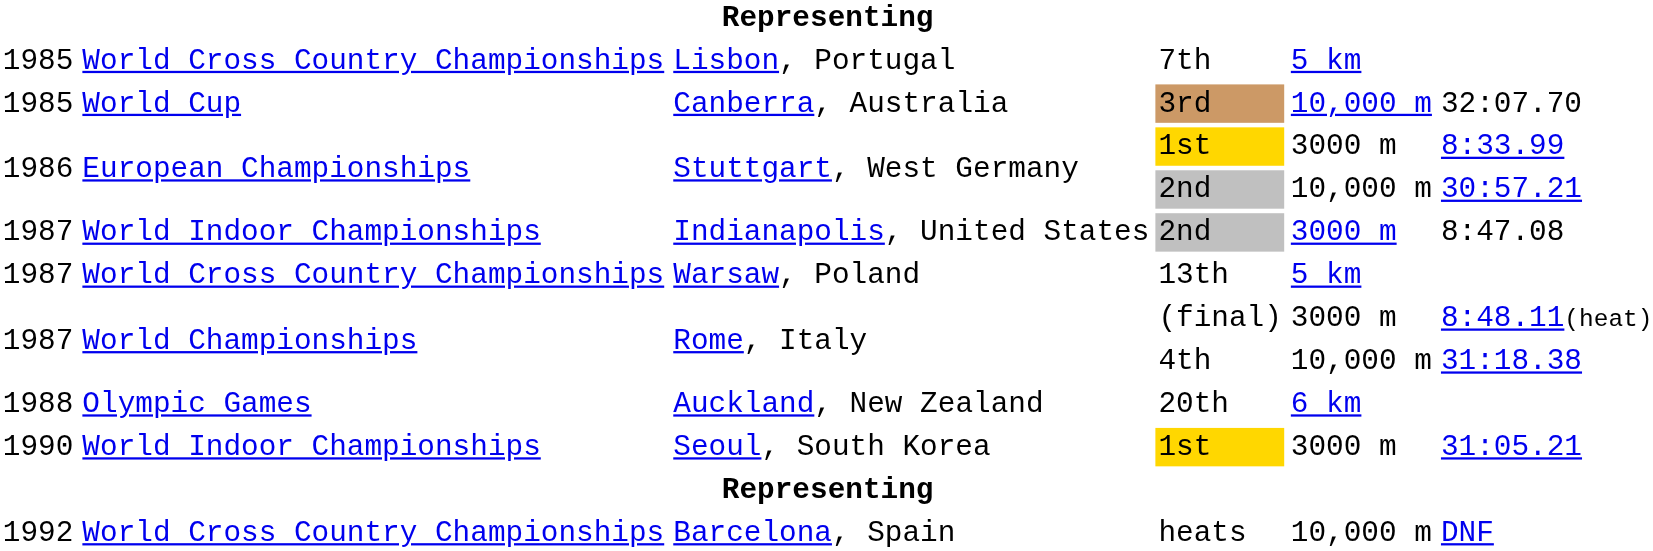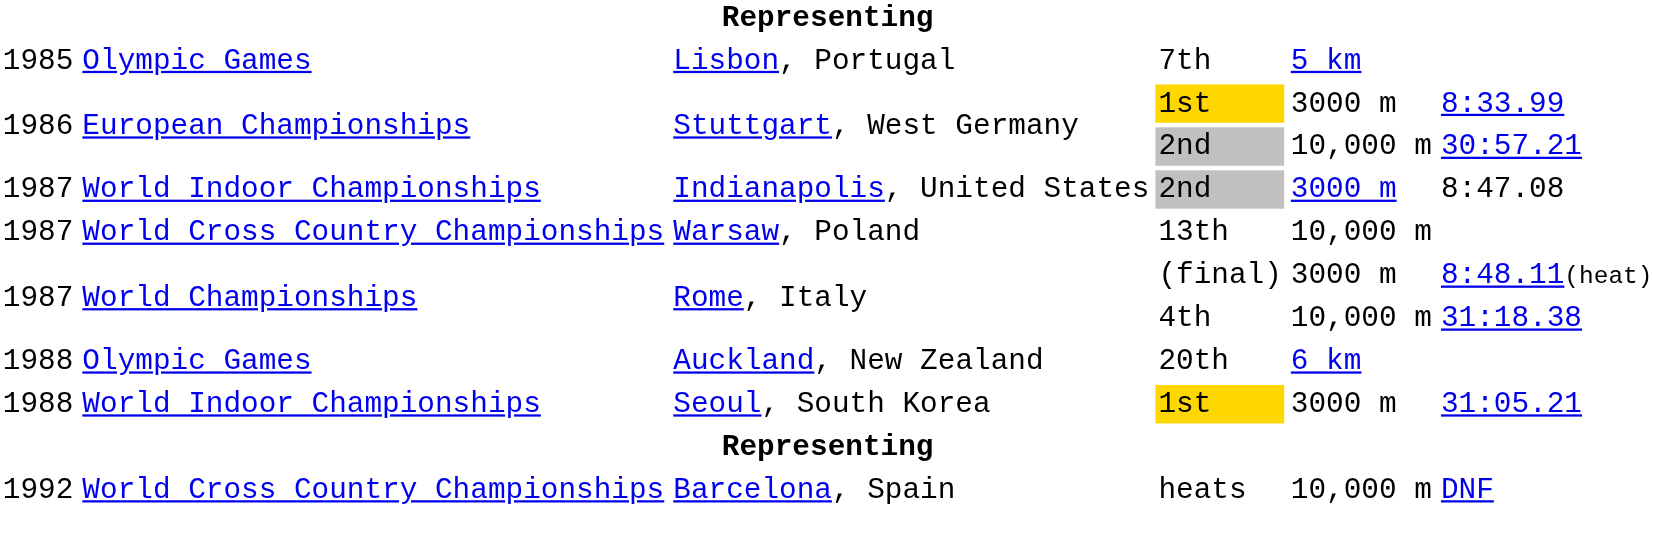(373, 61) World Cross Country Championships -> (197, 61) Olympic Games
- row: (841, 104)
(1326, 275) 5 km -> (1361, 232) 10,000 m
(38, 447) 1990 -> (38, 404) 1988
